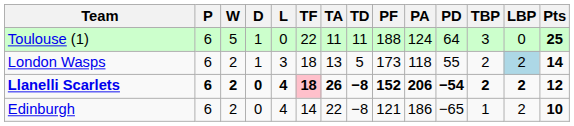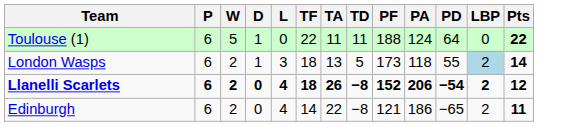- column: (485, 16)
(555, 39) 25 -> (518, 39) 22
(309, 86) pink background -> (309, 86) no background
(555, 109) 10 -> (518, 109) 11
